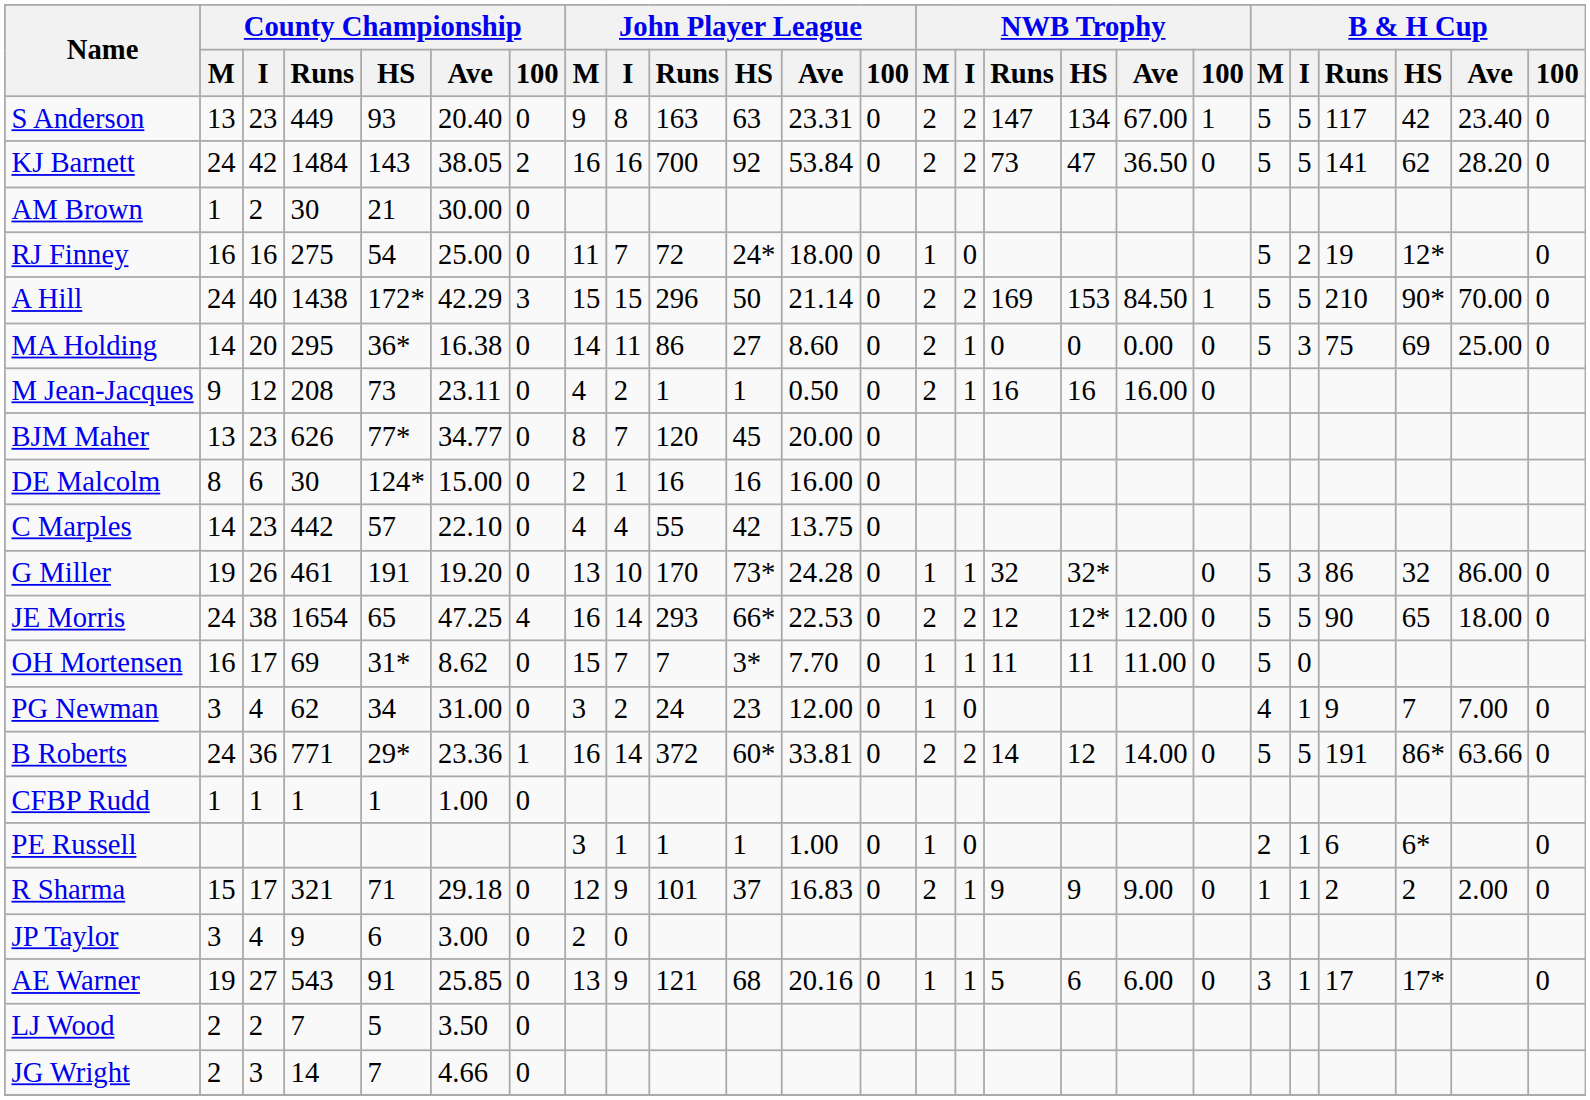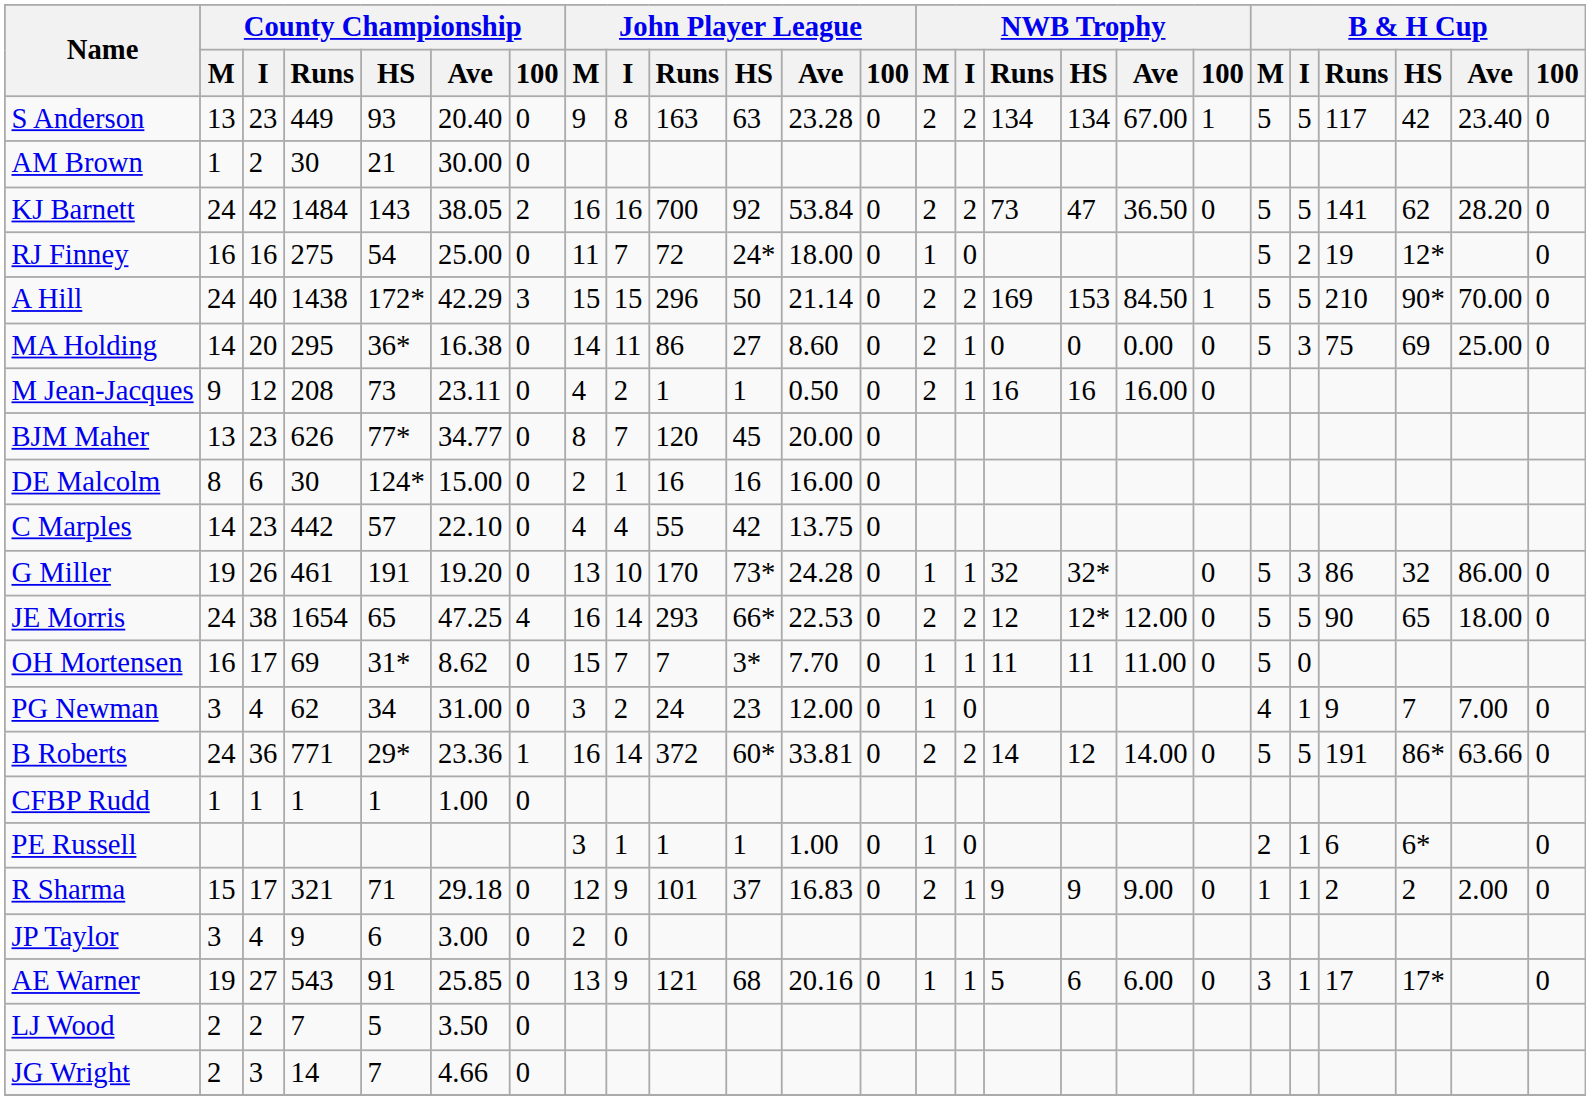(821, 118) 23.31 -> (821, 118) 23.28
(1012, 118) 147 -> (1012, 118) 134
rows swapped: (73, 163) <-> (77, 208)
